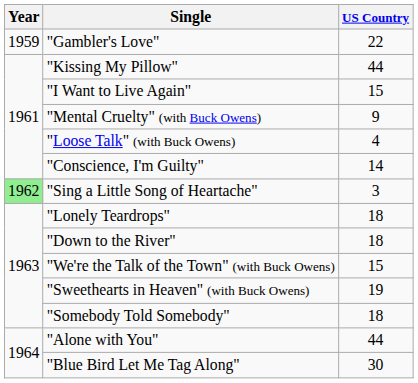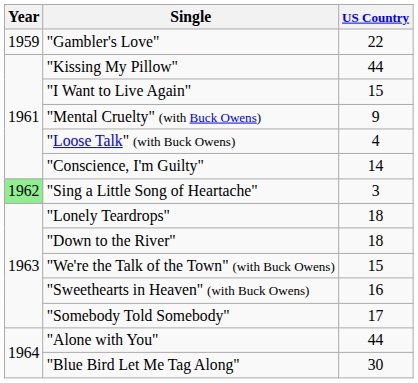(376, 290) 19 -> (376, 290) 16
(376, 315) 18 -> (376, 315) 17
